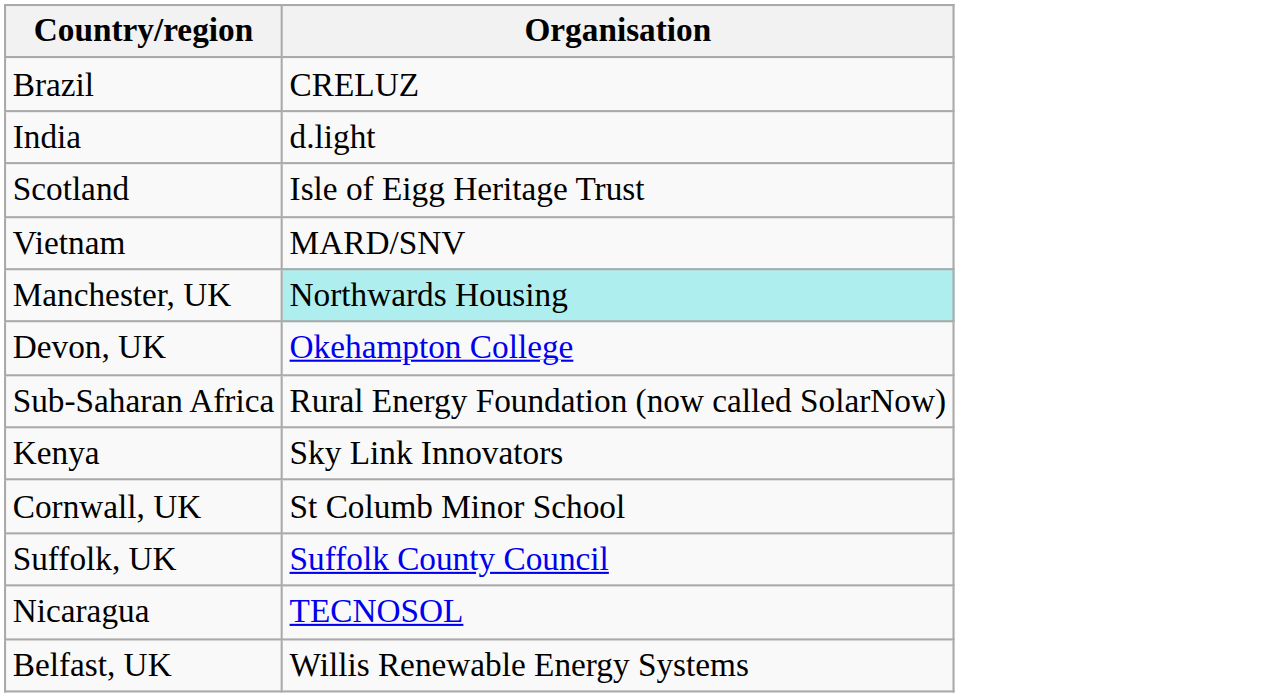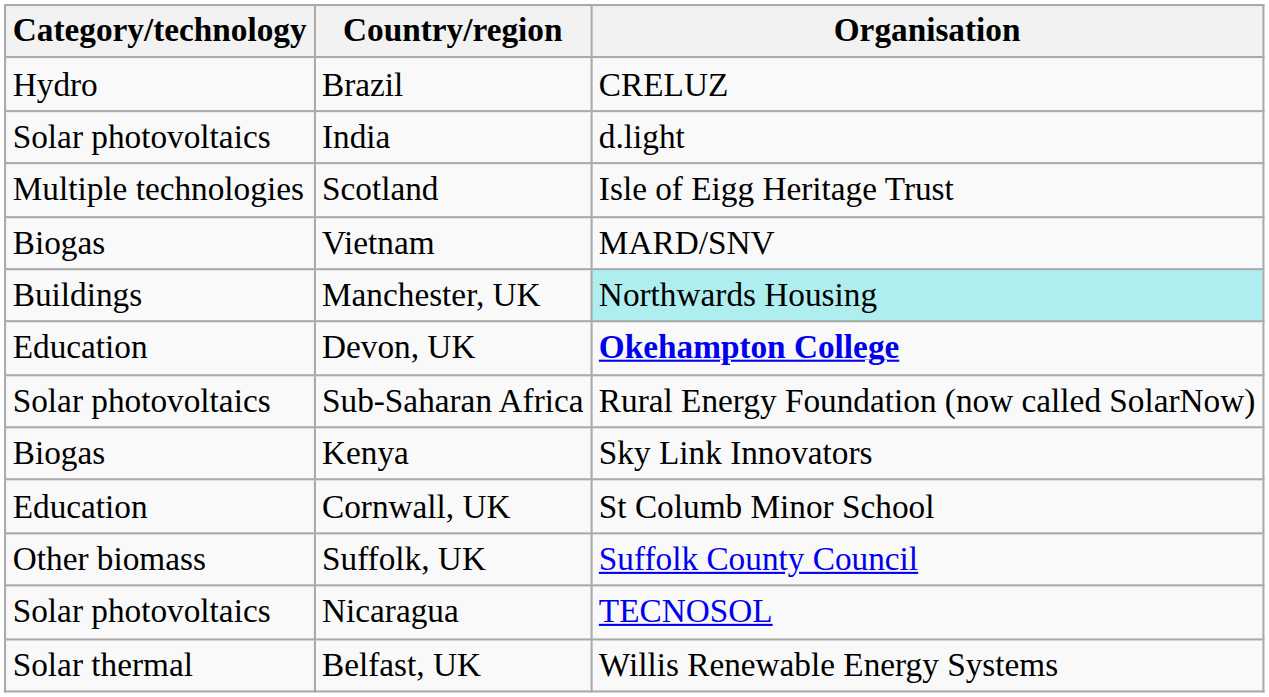+ column: (160, 30)
(431, 347) normal -> (749, 347) bold
